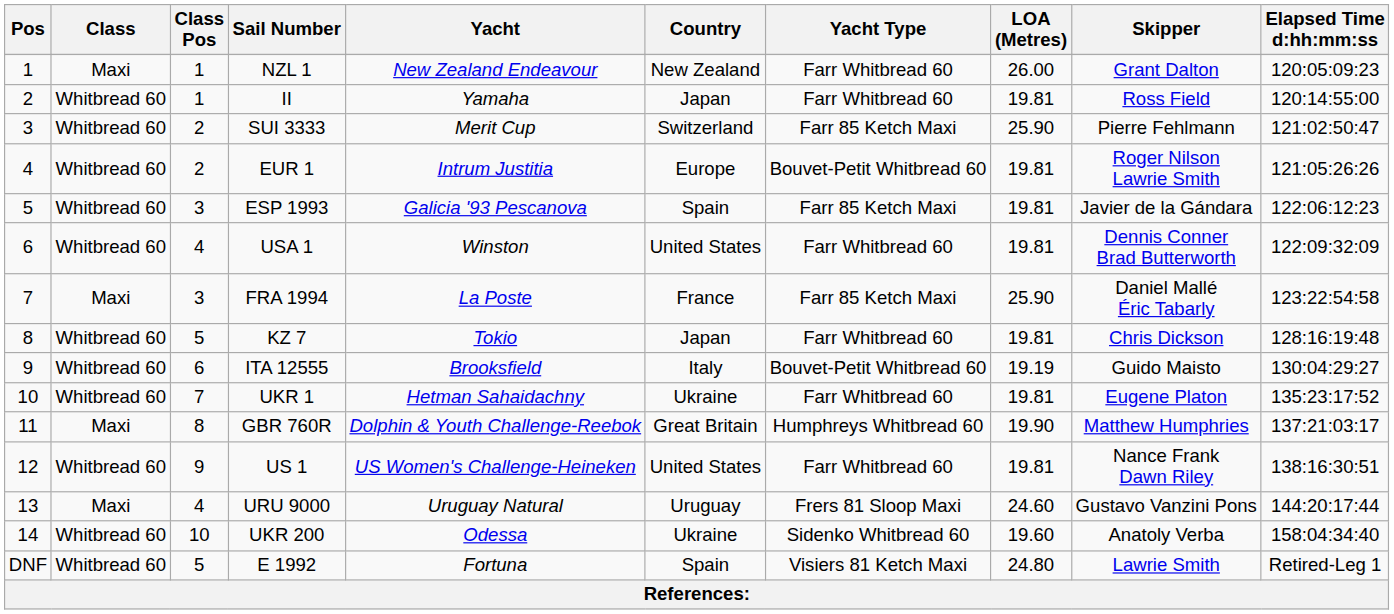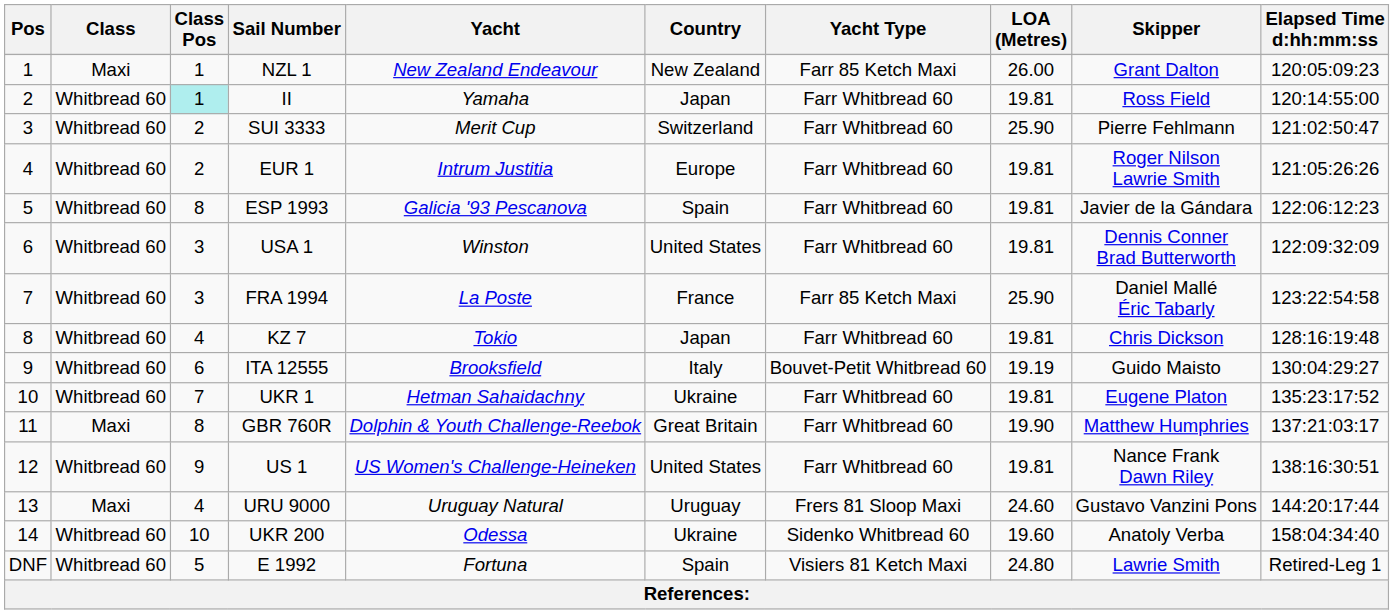(878, 69) Farr Whitbread 60 -> (878, 69) Farr 85 Ketch Maxi
(199, 98) no background -> (199, 98) paleturquoise background
(878, 128) Farr 85 Ketch Maxi -> (878, 128) Farr Whitbread 60
(878, 168) Bouvet-Petit Whitbread 60 -> (878, 168) Farr Whitbread 60
(199, 208) 3 -> (199, 208) 8
(878, 208) Farr 85 Ketch Maxi -> (878, 208) Farr Whitbread 60
(199, 248) 4 -> (199, 248) 3
(111, 298) Maxi -> (111, 298) Whitbread 60
(199, 338) 5 -> (199, 338) 4
(878, 426) Humphreys Whitbread 60 -> (878, 426) Farr Whitbread 60
